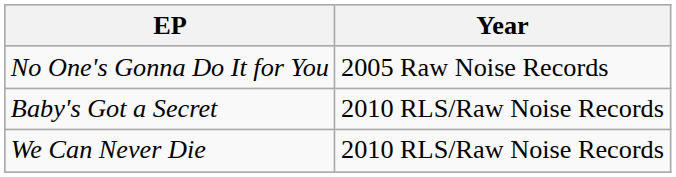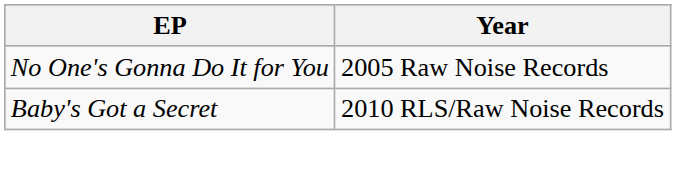- row: (108, 150)
